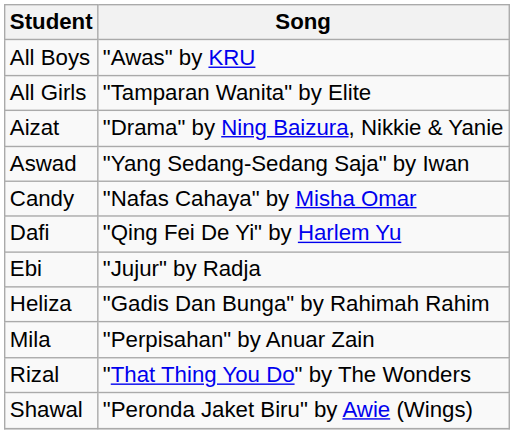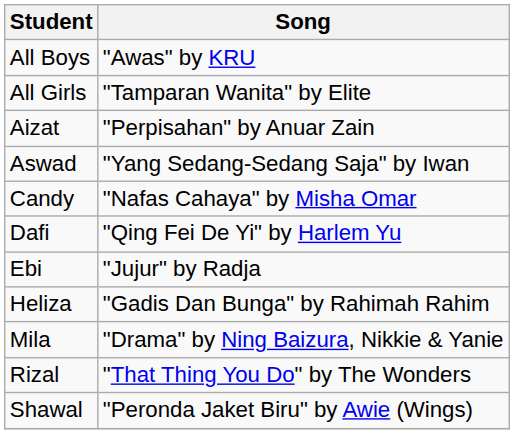(303, 127) "Drama" by Ning Baizura, Nikkie & Yanie -> (239, 127) "Perpisahan" by Anuar Zain
(239, 339) "Perpisahan" by Anuar Zain -> (303, 339) "Drama" by Ning Baizura, Nikkie & Yanie
